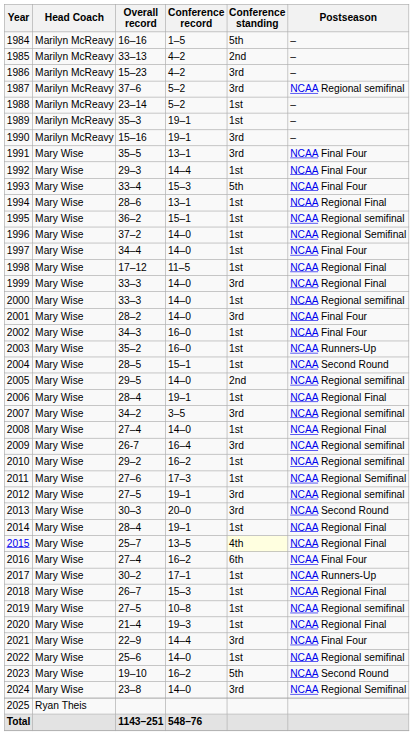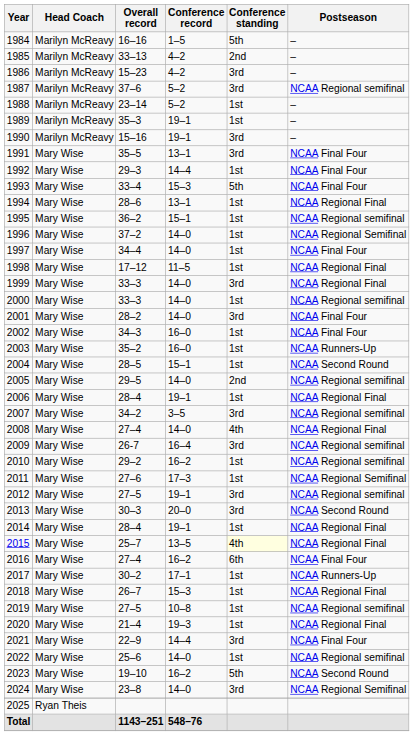(236, 430) 1st -> (236, 430) 4th
